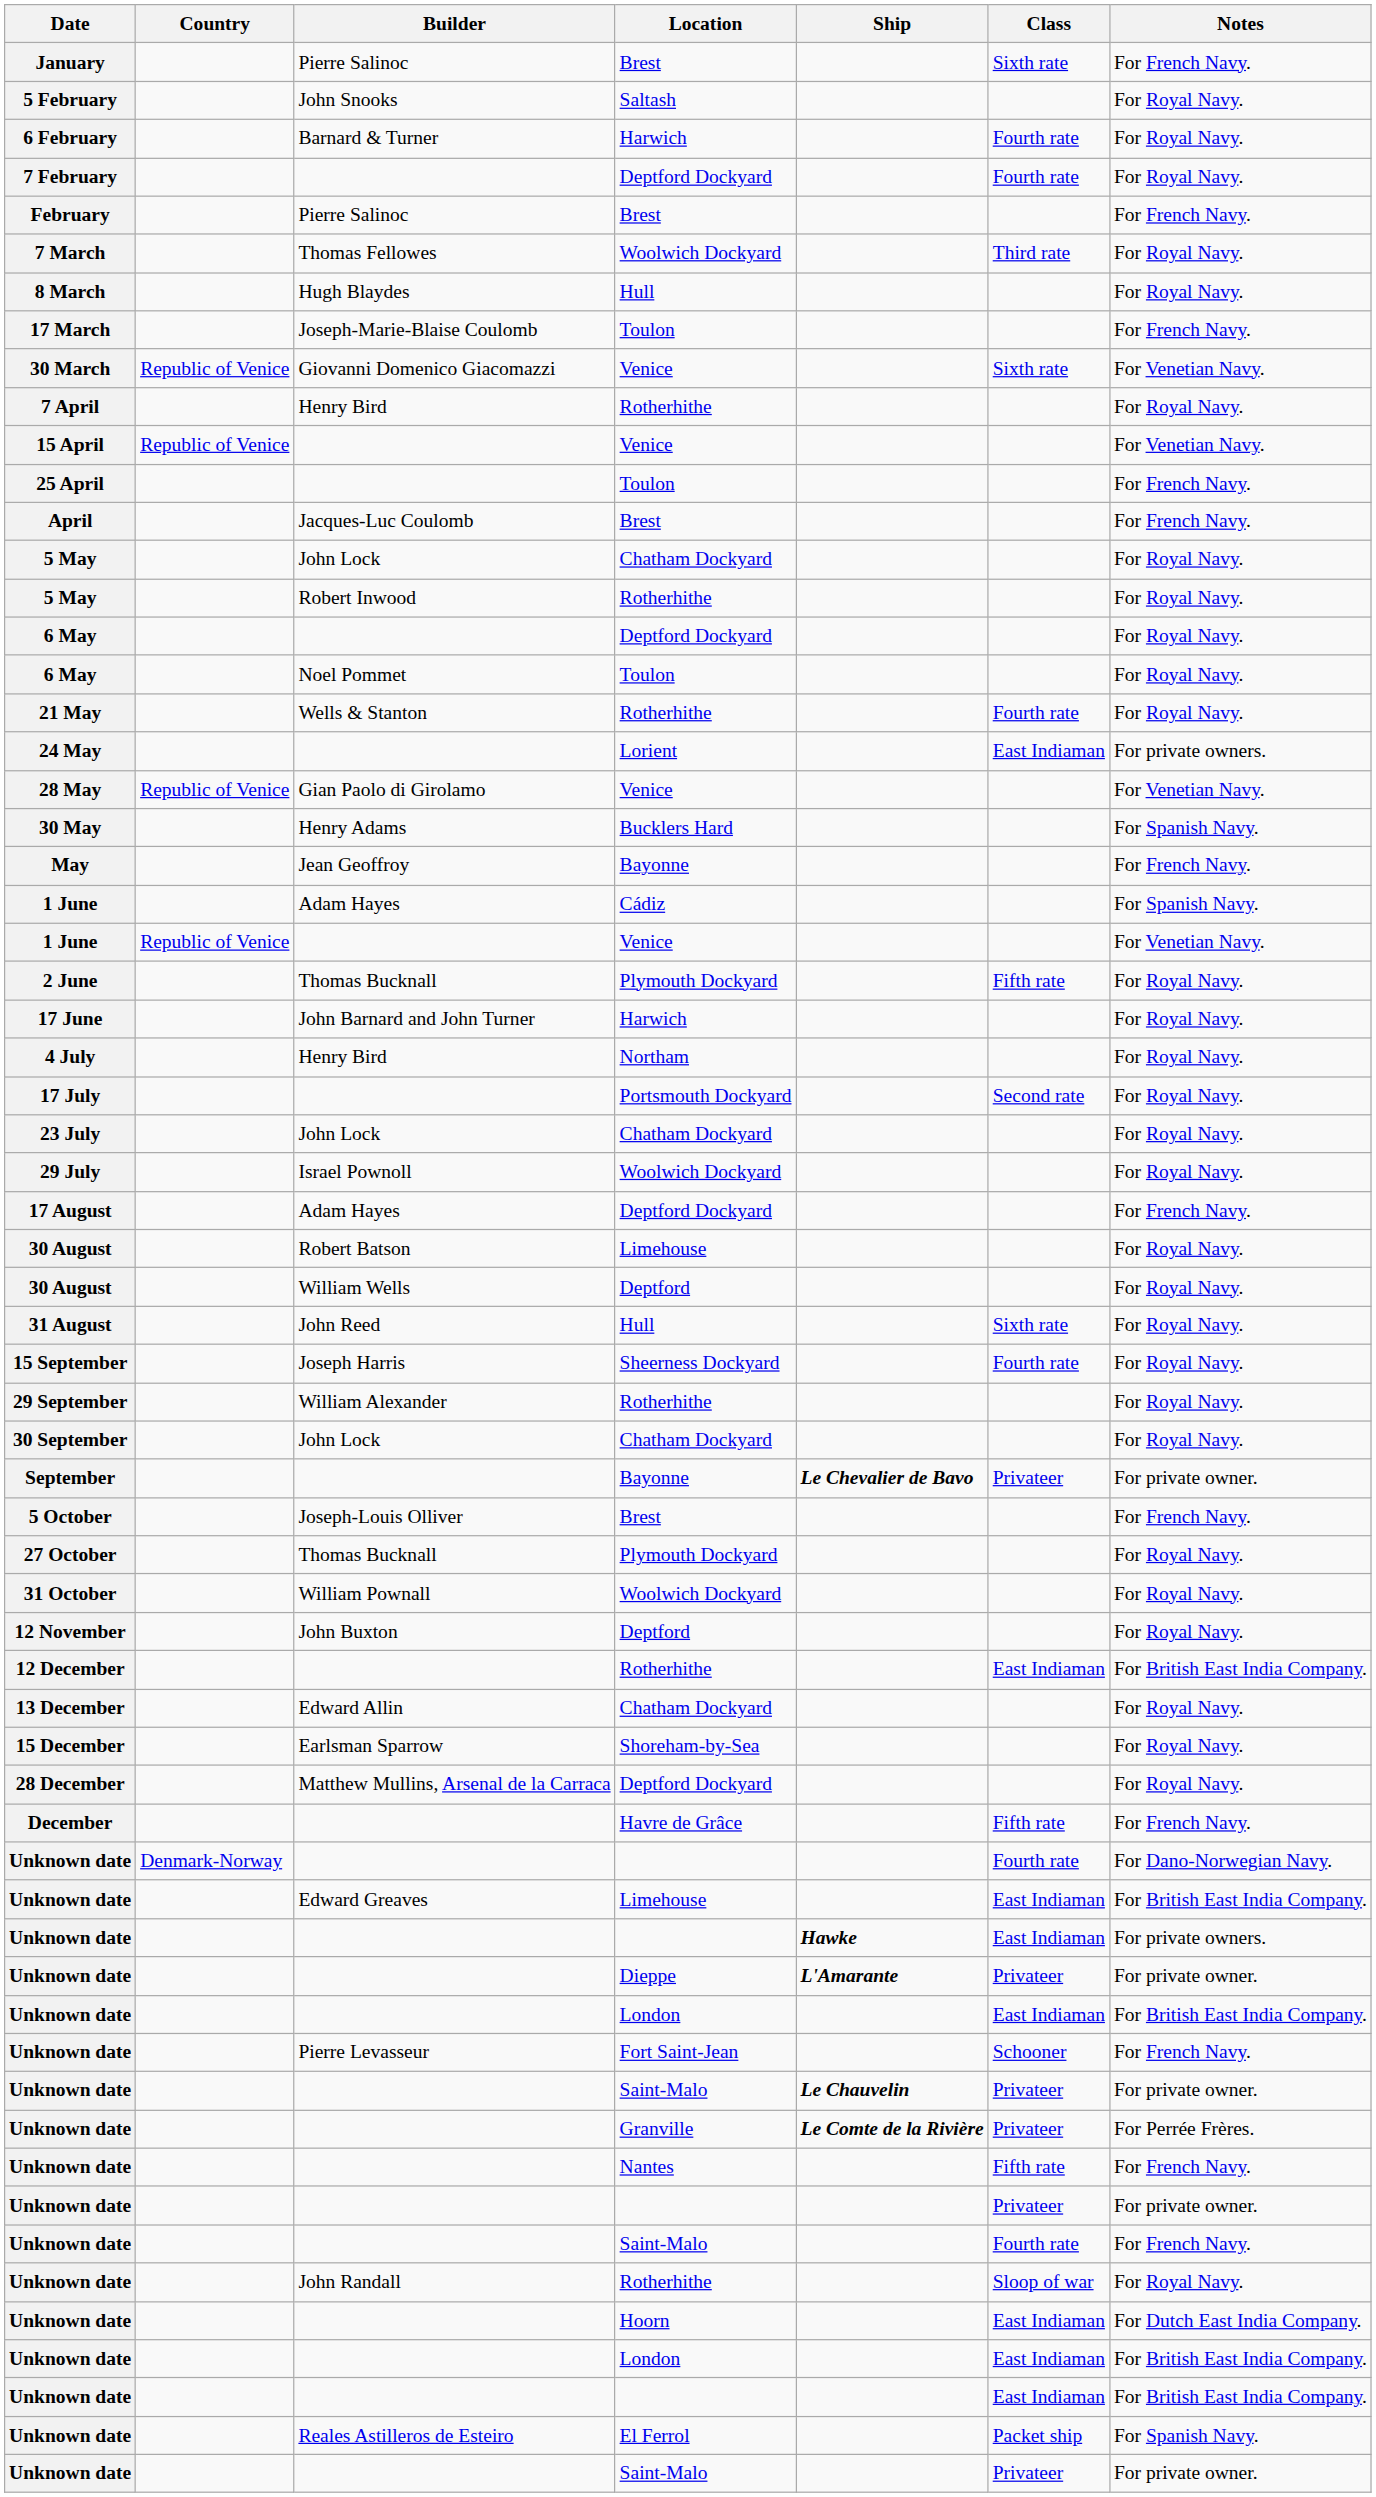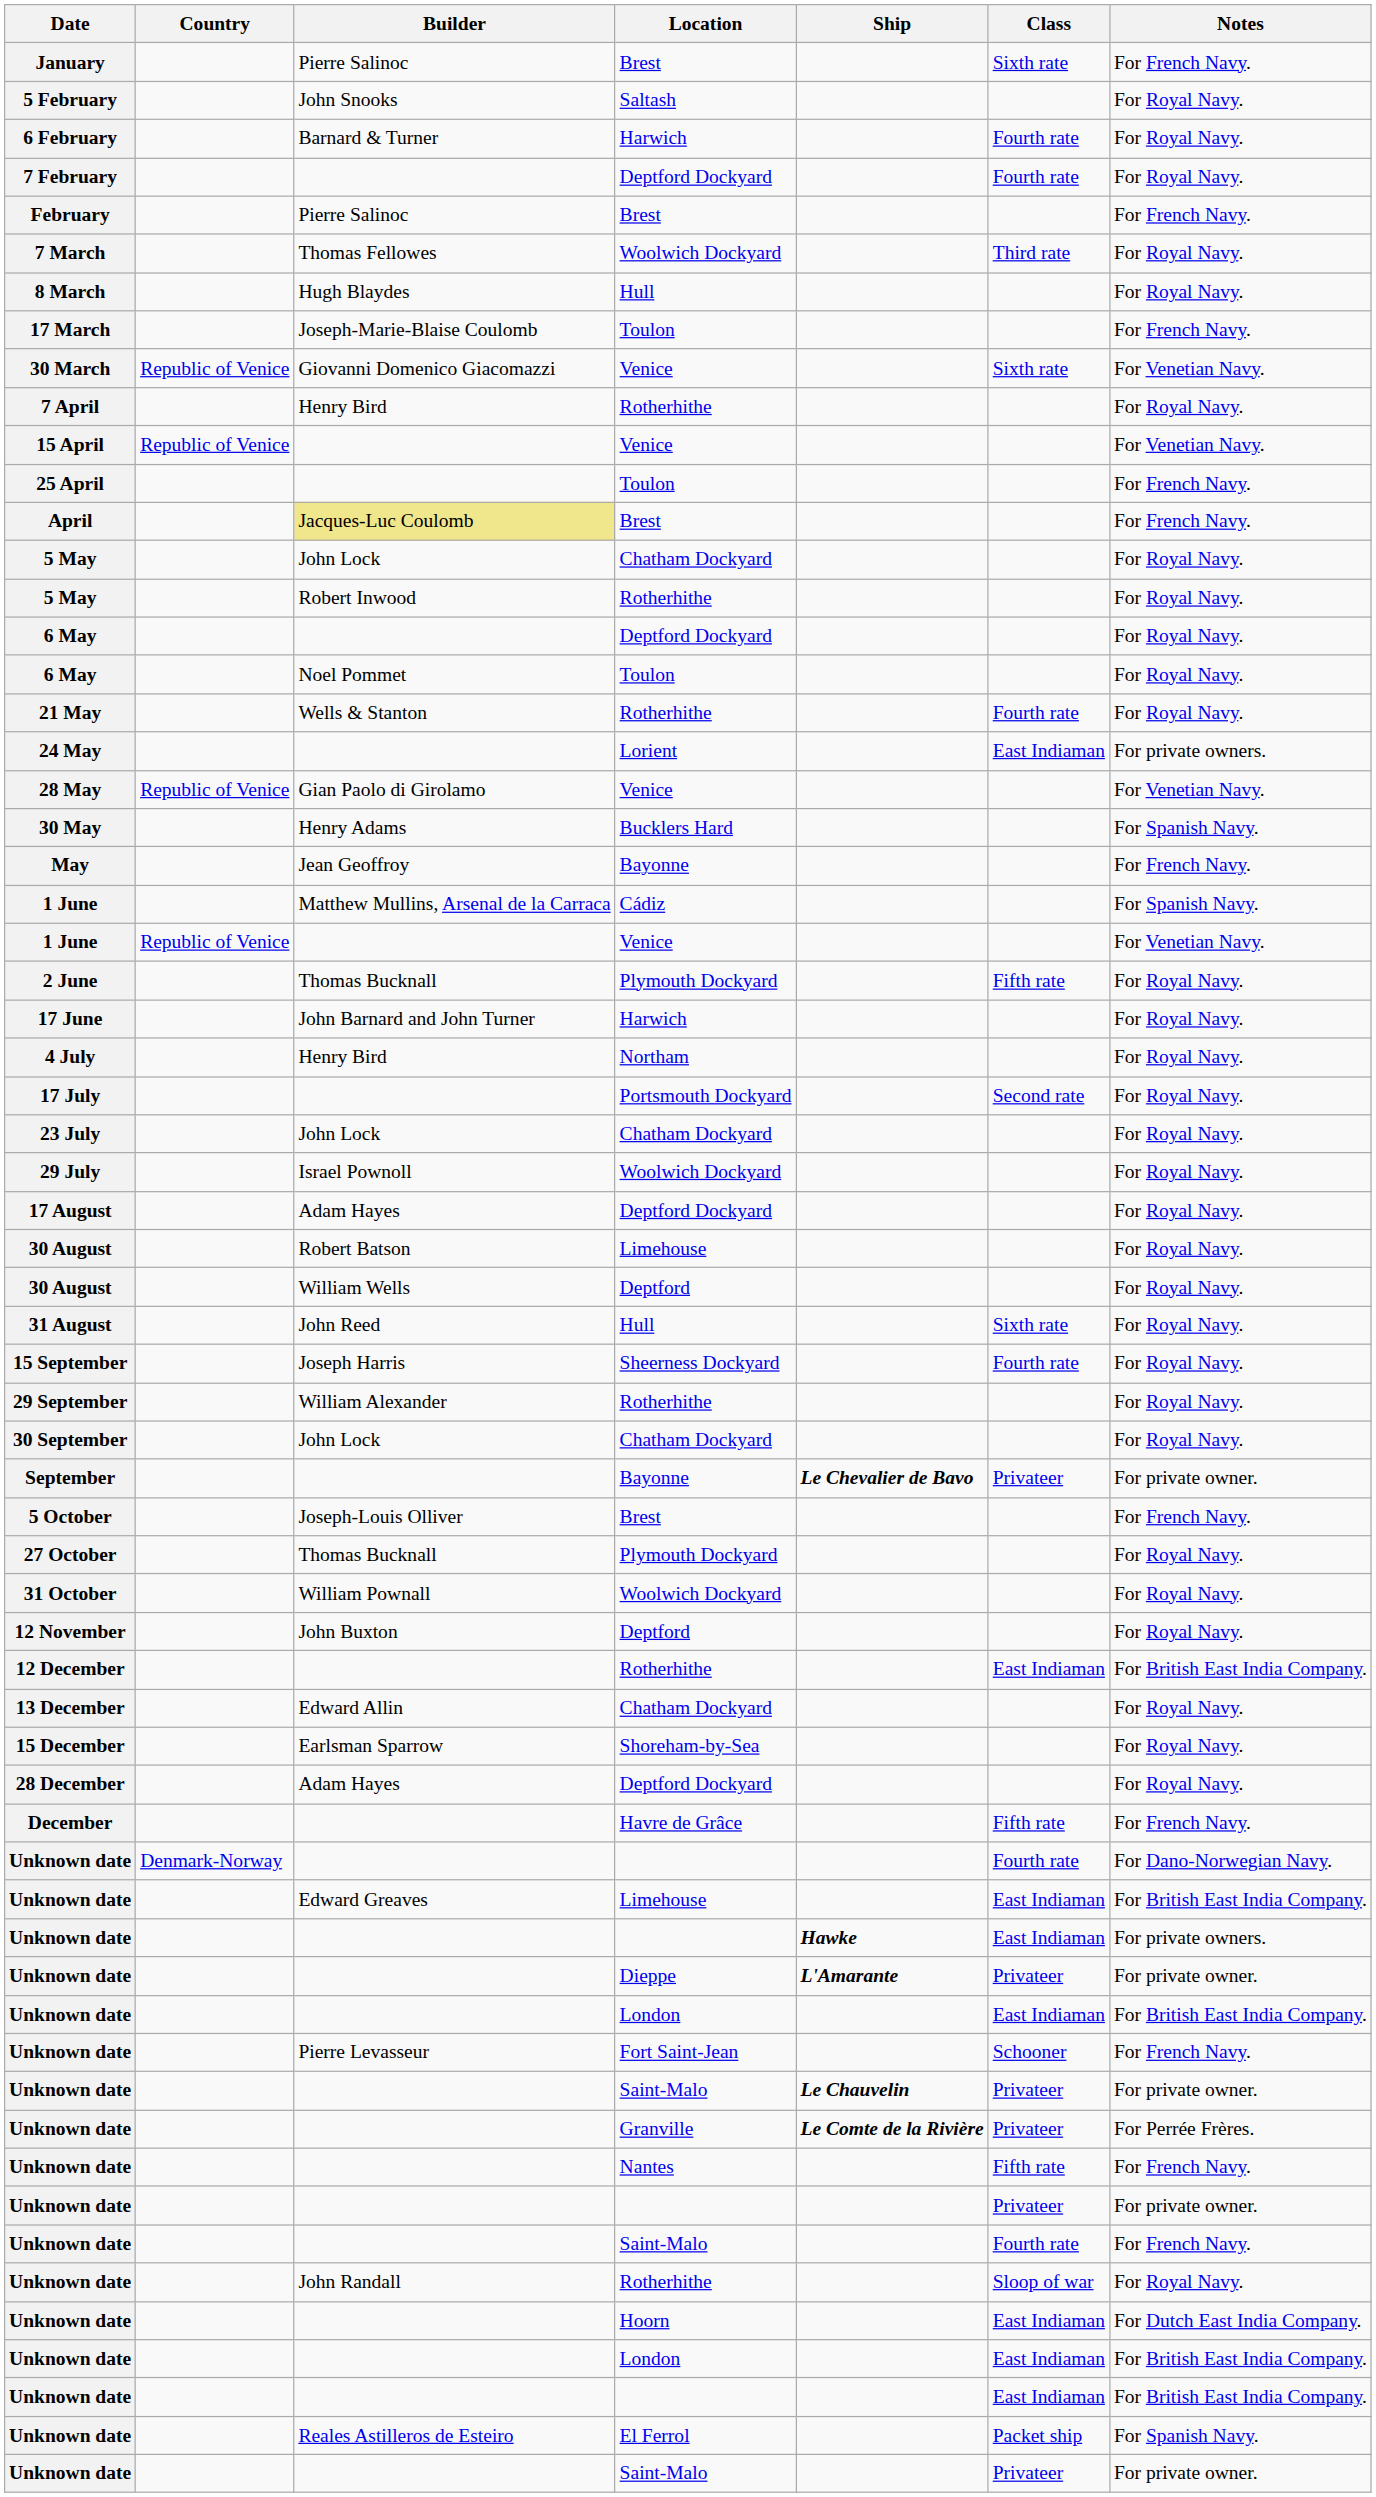(386, 521) no background -> (386, 521) khaki background
(349, 904) Adam Hayes -> (455, 904) Matthew Mullins, Arsenal de la Carraca
(1182, 1210) For French Navy. -> (1179, 1210) For Royal Navy.
(455, 1784) Matthew Mullins, Arsenal de la Carraca -> (349, 1784) Adam Hayes
